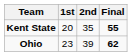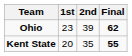rows swapped: (31, 43) <-> (31, 28)
